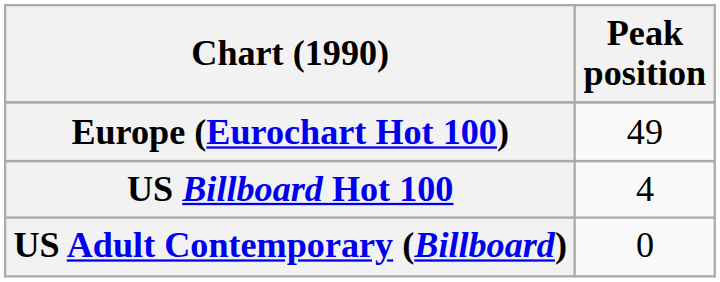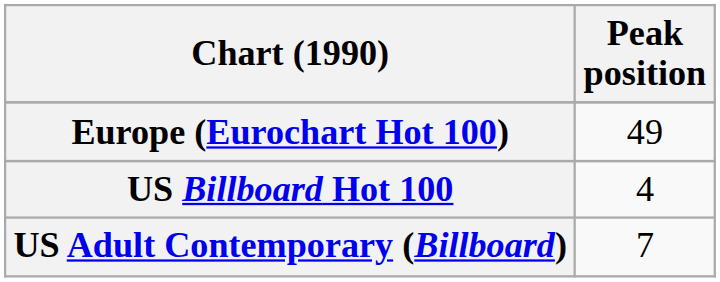(645, 245) 0 -> (645, 245) 7
